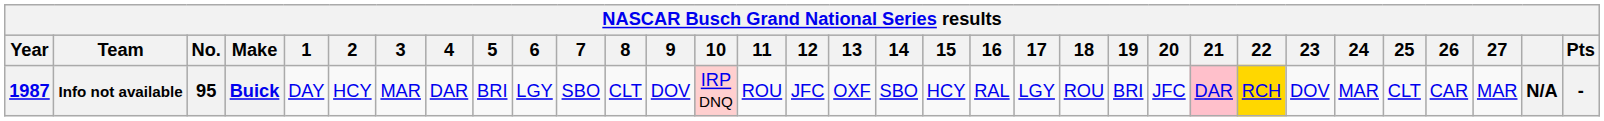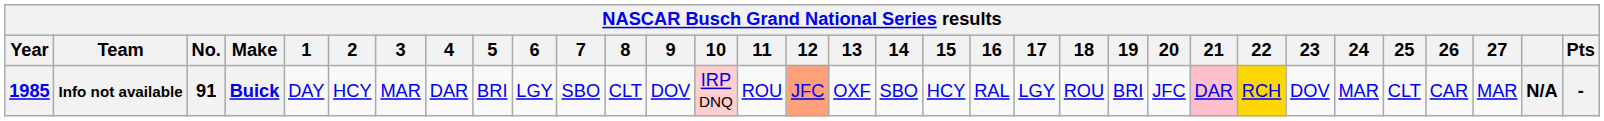(29, 91) 1987 -> (29, 91) 1985
(206, 91) 95 -> (206, 91) 91
(808, 91) no background -> (808, 91) lightsalmon background
